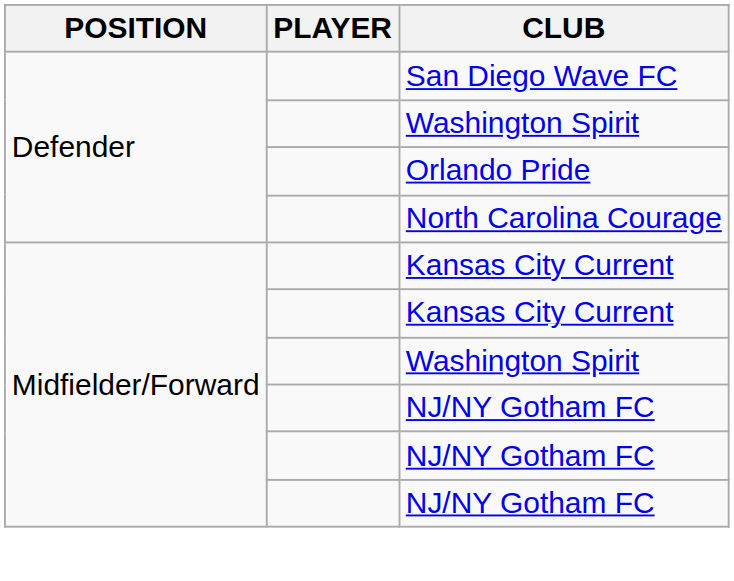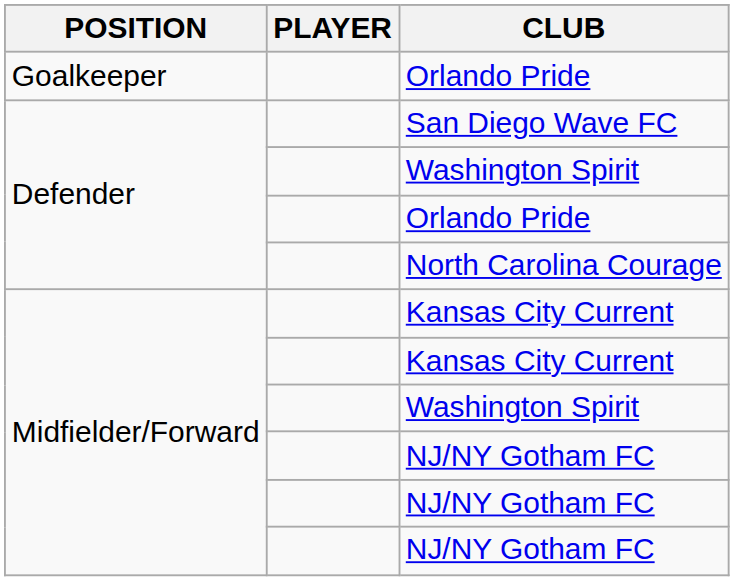+ row: (89, 75)
